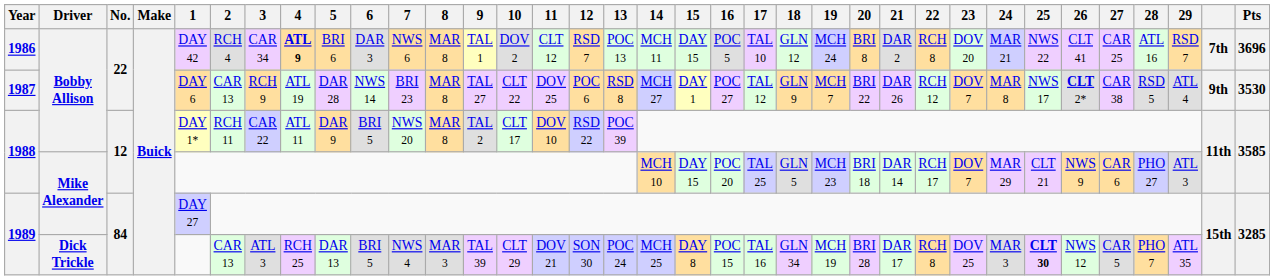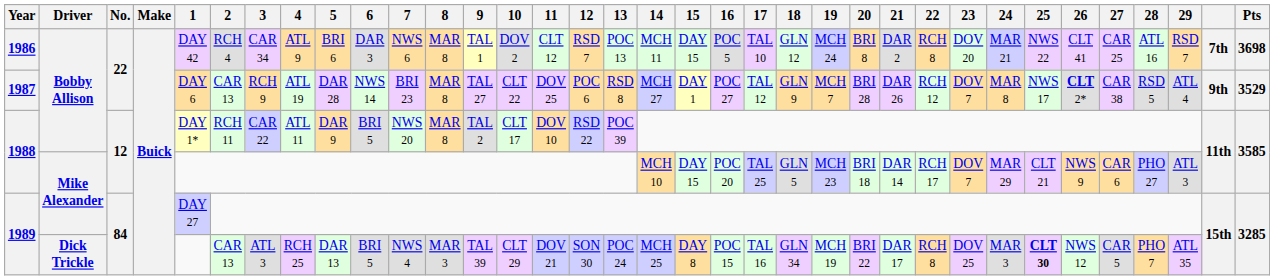(298, 48) bold -> (298, 48) normal
(1252, 48) 3696 -> (1252, 48) 3698
(864, 89) BRI 22 -> (864, 89) BRI 28
(1252, 90) 3530 -> (1252, 90) 3529
(864, 254) BRI 28 -> (864, 254) BRI 22
